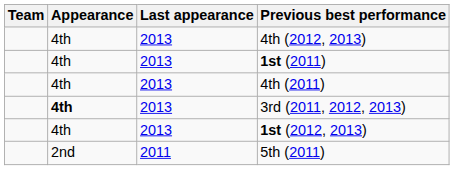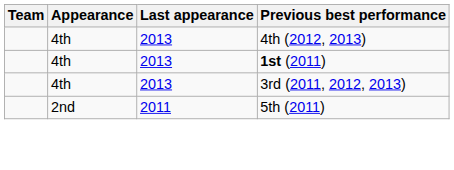- row: (293, 84)
(62, 107) bold -> (61, 84) normal
- row: (314, 130)
